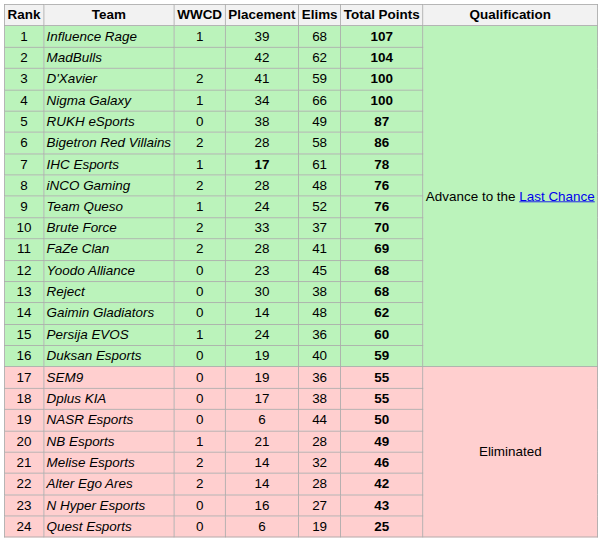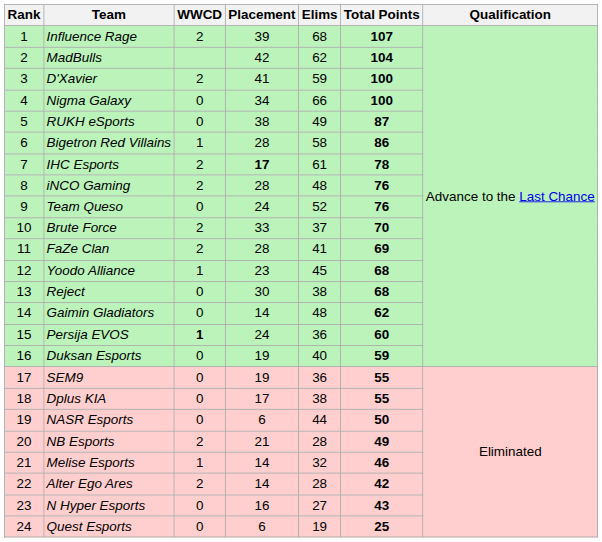(200, 36) 1 -> (200, 36) 2
(200, 100) 1 -> (200, 100) 0
(200, 143) 2 -> (200, 143) 1
(200, 164) 1 -> (200, 164) 2
(200, 206) 1 -> (200, 206) 0
(200, 270) 0 -> (200, 270) 1
(200, 334) normal -> (200, 334) bold
(200, 441) 1 -> (200, 441) 2
(200, 462) 2 -> (200, 462) 1
